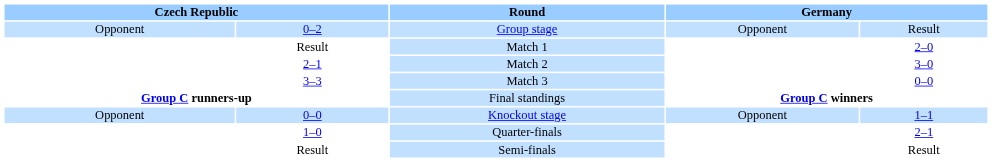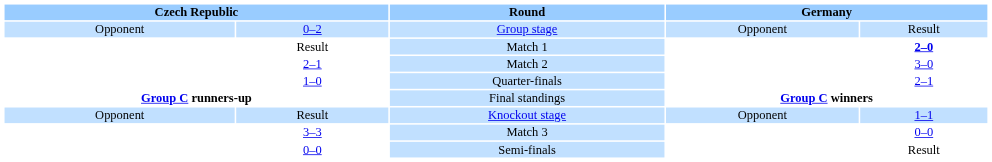(924, 46) normal -> (924, 46) bold
rows swapped: (527, 81) <-> (527, 132)
(312, 115) 0–0 -> (312, 115) Result
(312, 149) Result -> (312, 149) 0–0
